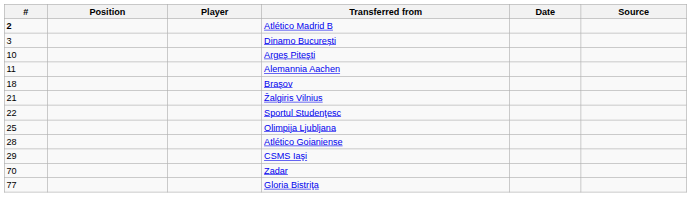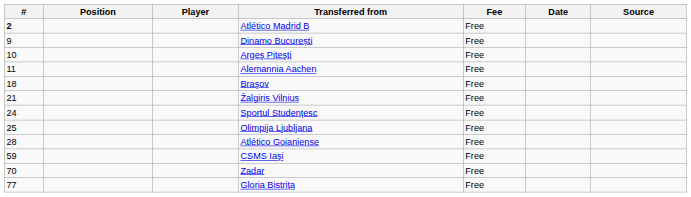+ column: (494, 12)
(9, 41) 3 -> (9, 41) 9
(11, 113) 22 -> (11, 113) 24
(11, 156) 29 -> (11, 156) 59
